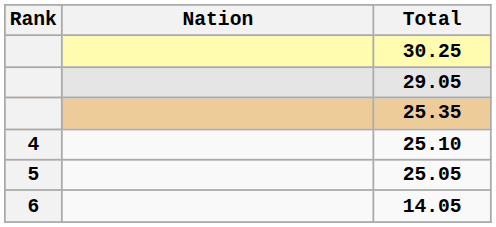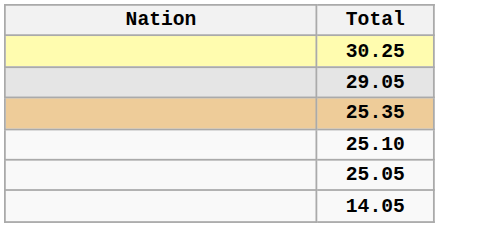- column: (33, 20)
